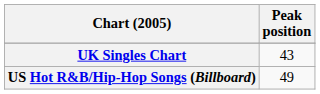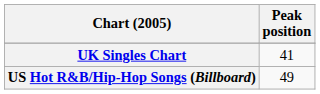(287, 54) 43 -> (287, 54) 41
